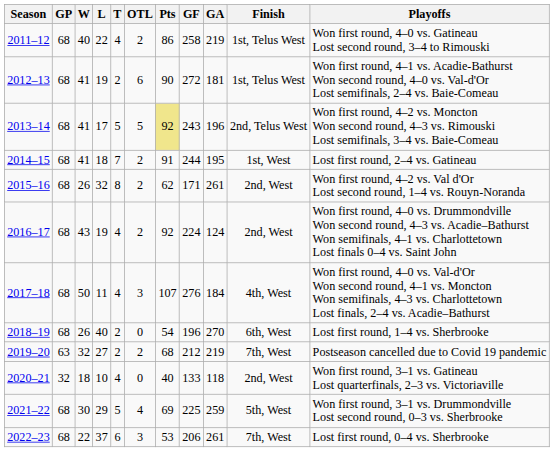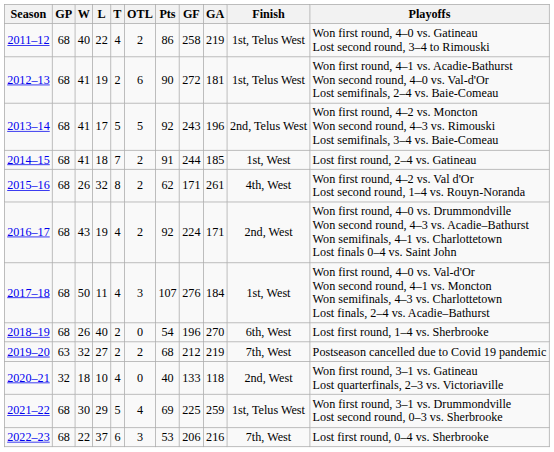(167, 126) khaki background -> (167, 126) no background
(215, 159) 195 -> (215, 159) 185
(268, 185) 2nd, West -> (268, 185) 4th, West
(215, 232) 124 -> (215, 232) 171
(268, 292) 4th, West -> (268, 292) 1st, West
(268, 410) 5th, West -> (268, 410) 1st, Telus West
(215, 437) 261 -> (215, 437) 216
